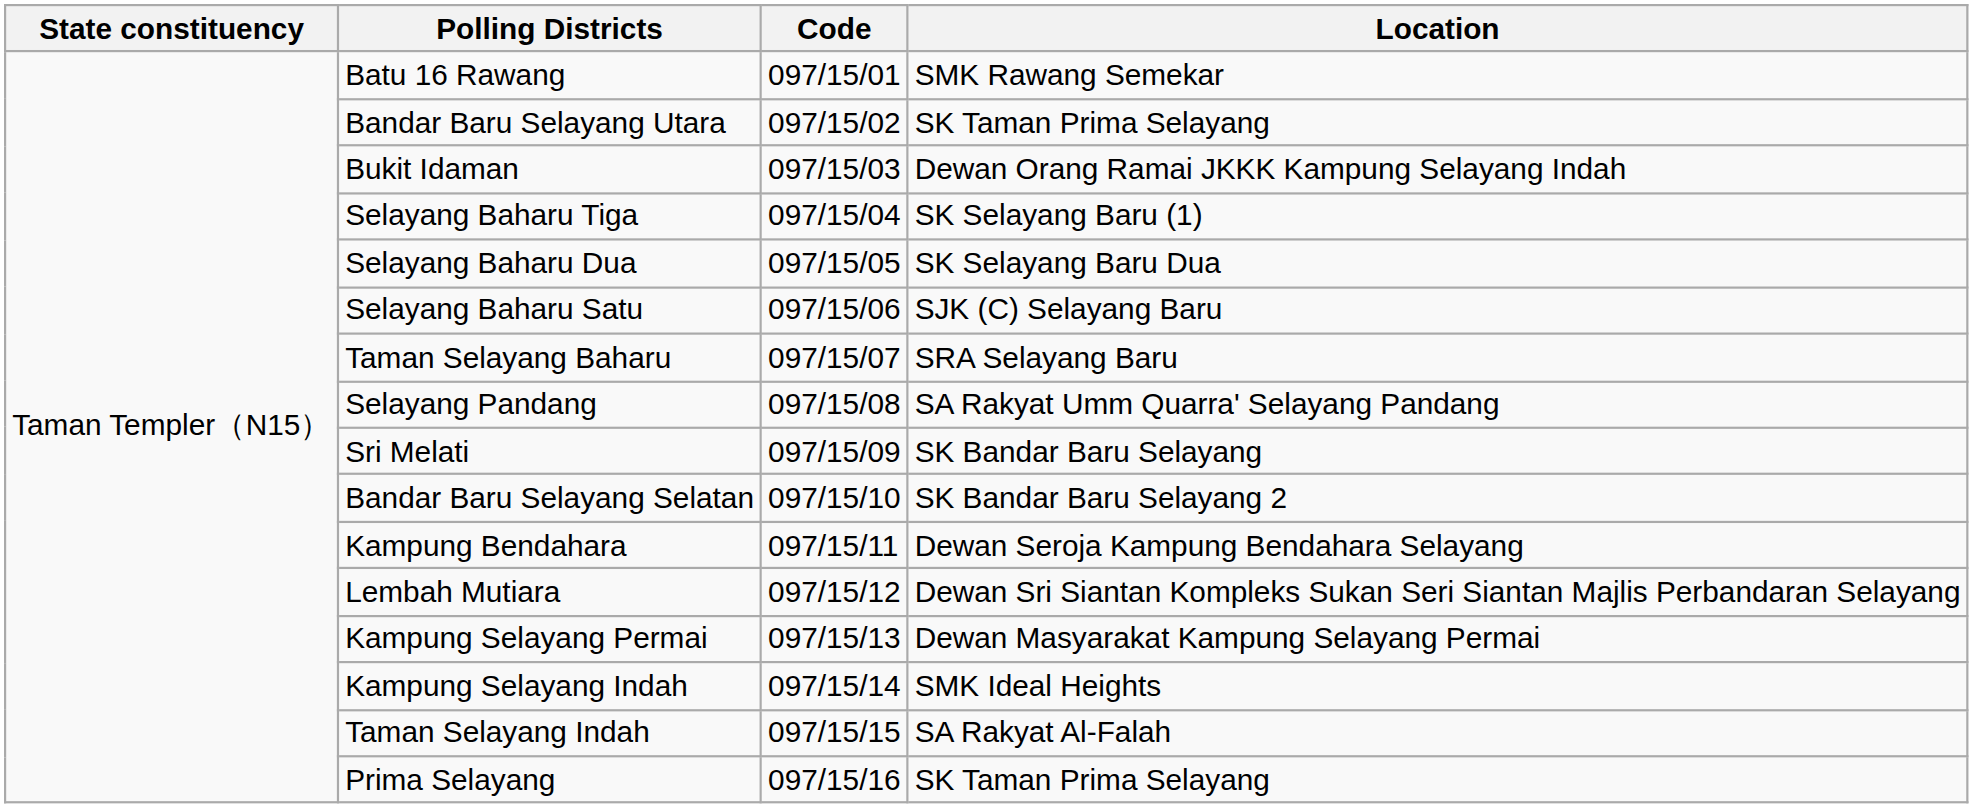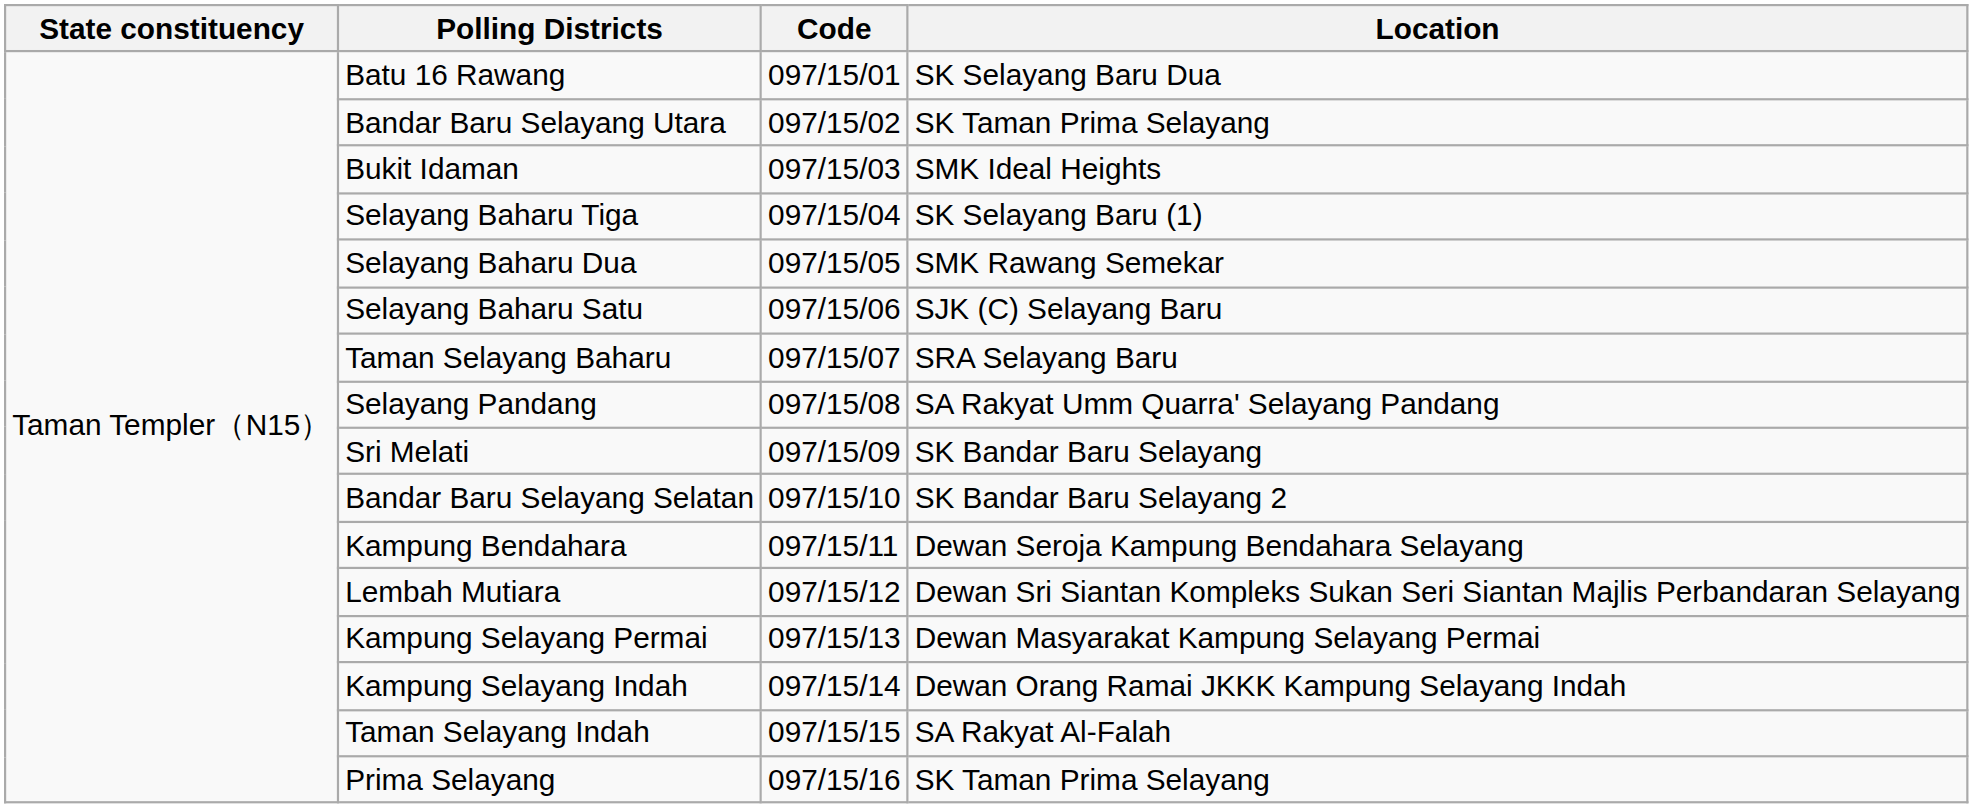(1069, 75) SMK Rawang Semekar -> (1068, 75) SK Selayang Baru Dua
(1270, 169) Dewan Orang Ramai JKKK Kampung Selayang Indah -> (1038, 169) SMK Ideal Heights
(1068, 263) SK Selayang Baru Dua -> (1069, 263) SMK Rawang Semekar
(1038, 685) SMK Ideal Heights -> (1270, 685) Dewan Orang Ramai JKKK Kampung Selayang Indah
